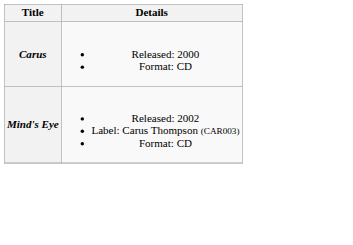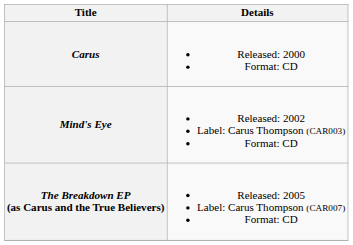+ row: (86, 201)
